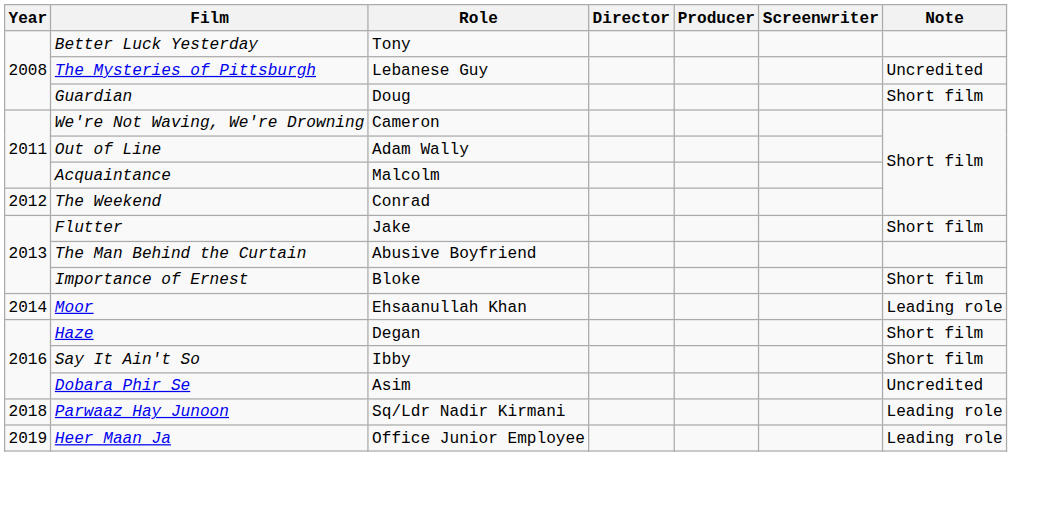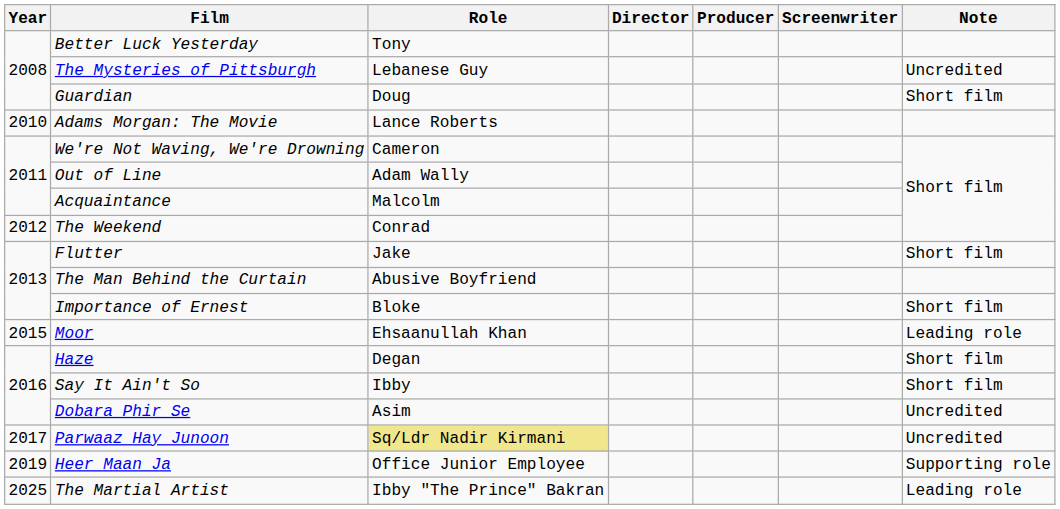+ row: (166, 123)
(28, 307) 2014 -> (28, 333) 2015
(28, 412) 2018 -> (28, 438) 2017
(469, 412) no background -> (469, 438) khaki background
(945, 412) Leading role -> (954, 438) Uncredited
(945, 438) Leading role -> (978, 464) Supporting role
+ row: (142, 491)
